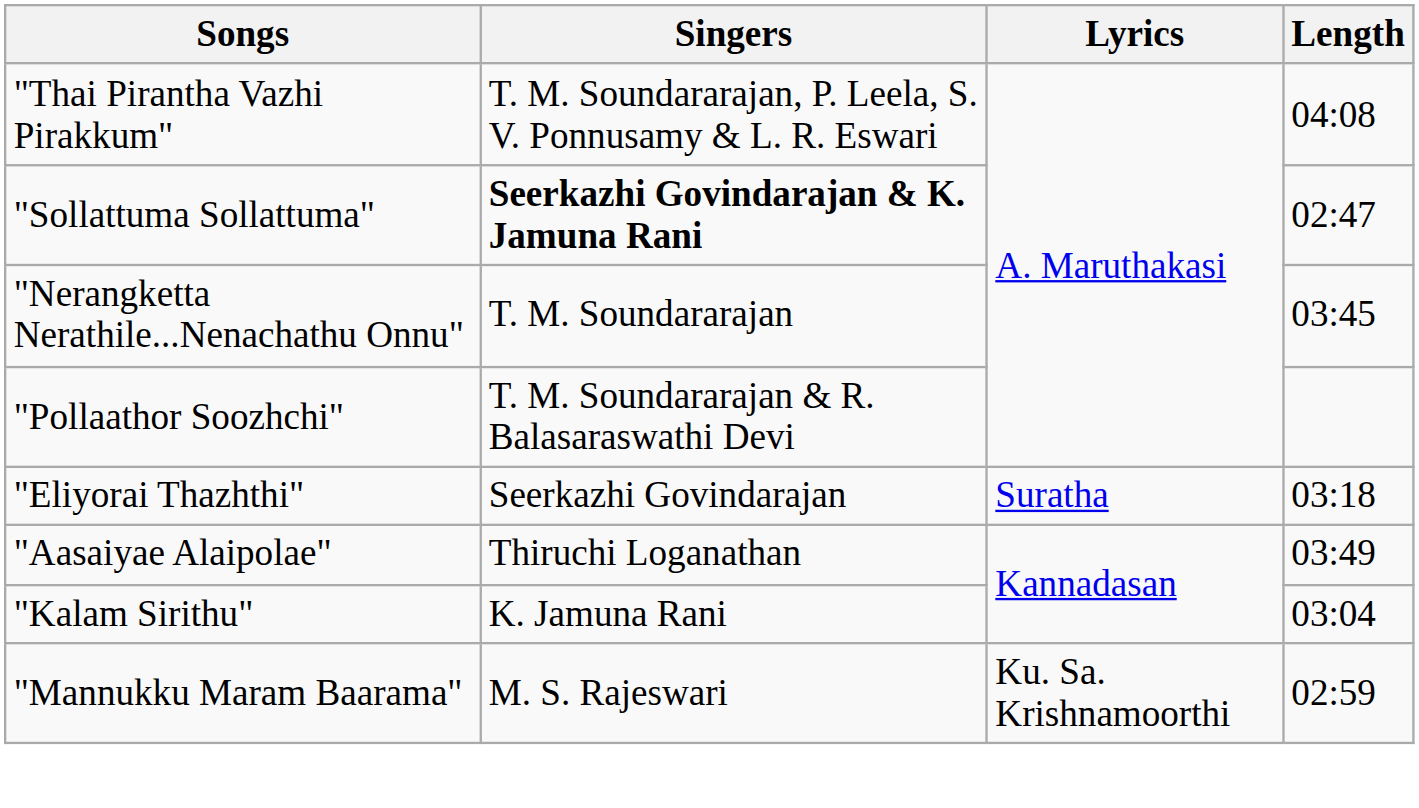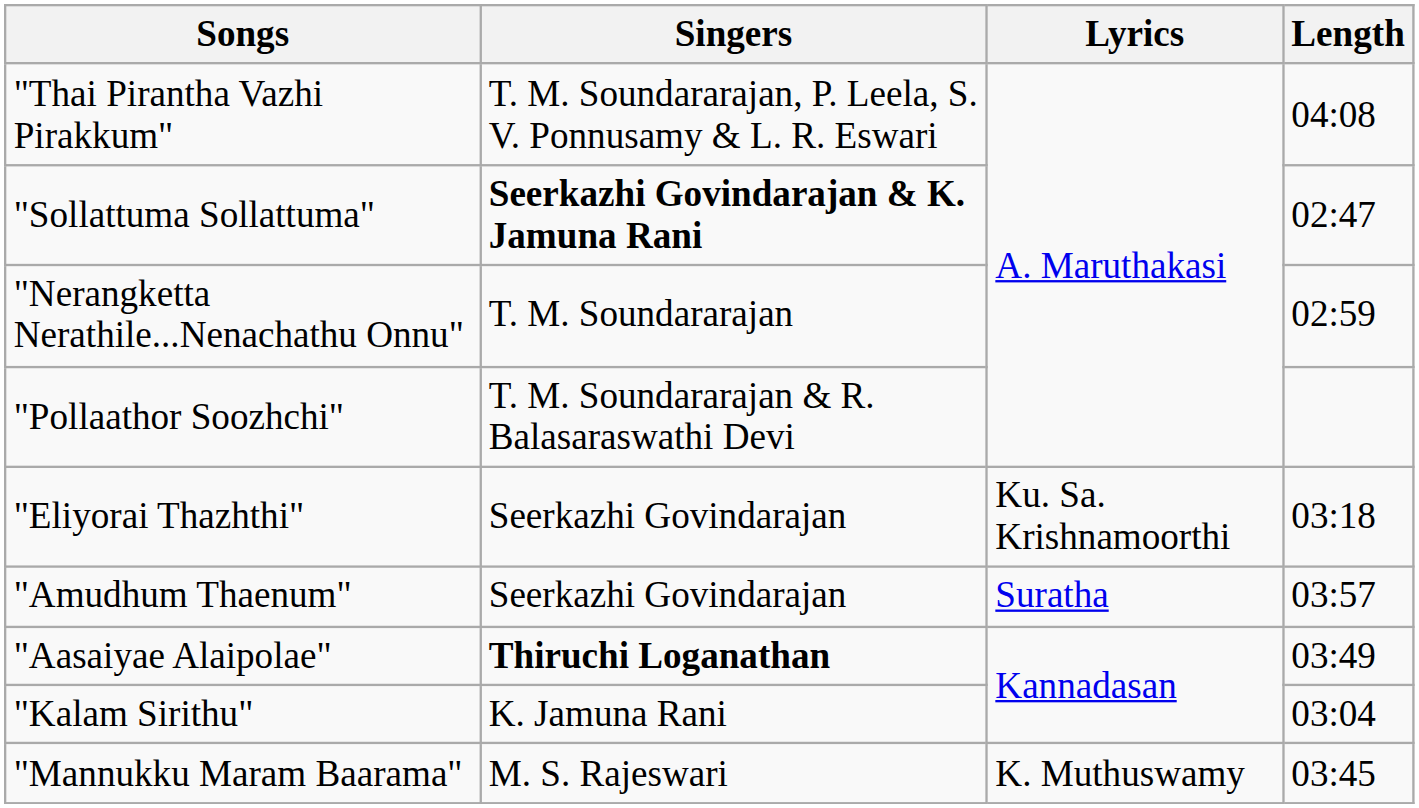(1334, 314) 03:45 -> (1334, 314) 02:59
(1052, 495) Suratha -> (1113, 516) Ku. Sa. Krishnamoorthi
+ row: (183, 595)
(645, 554) normal -> (659, 654) bold
(1113, 692) Ku. Sa. Krishnamoorthi -> (1120, 772) K. Muthuswamy
(1334, 692) 02:59 -> (1334, 772) 03:45
